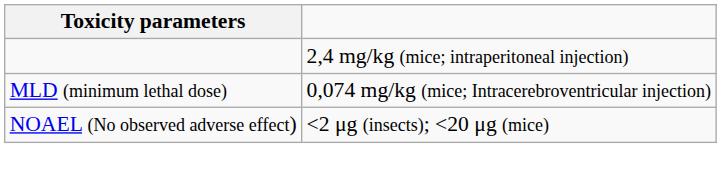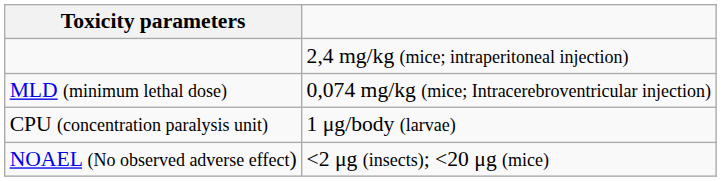+ row: (139, 124)
